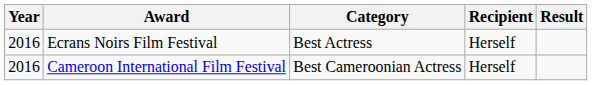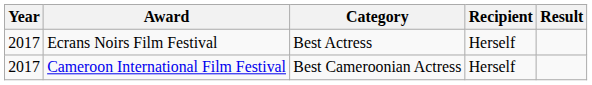(24, 42) 2016 -> (24, 42) 2017
(24, 67) 2016 -> (24, 67) 2017
